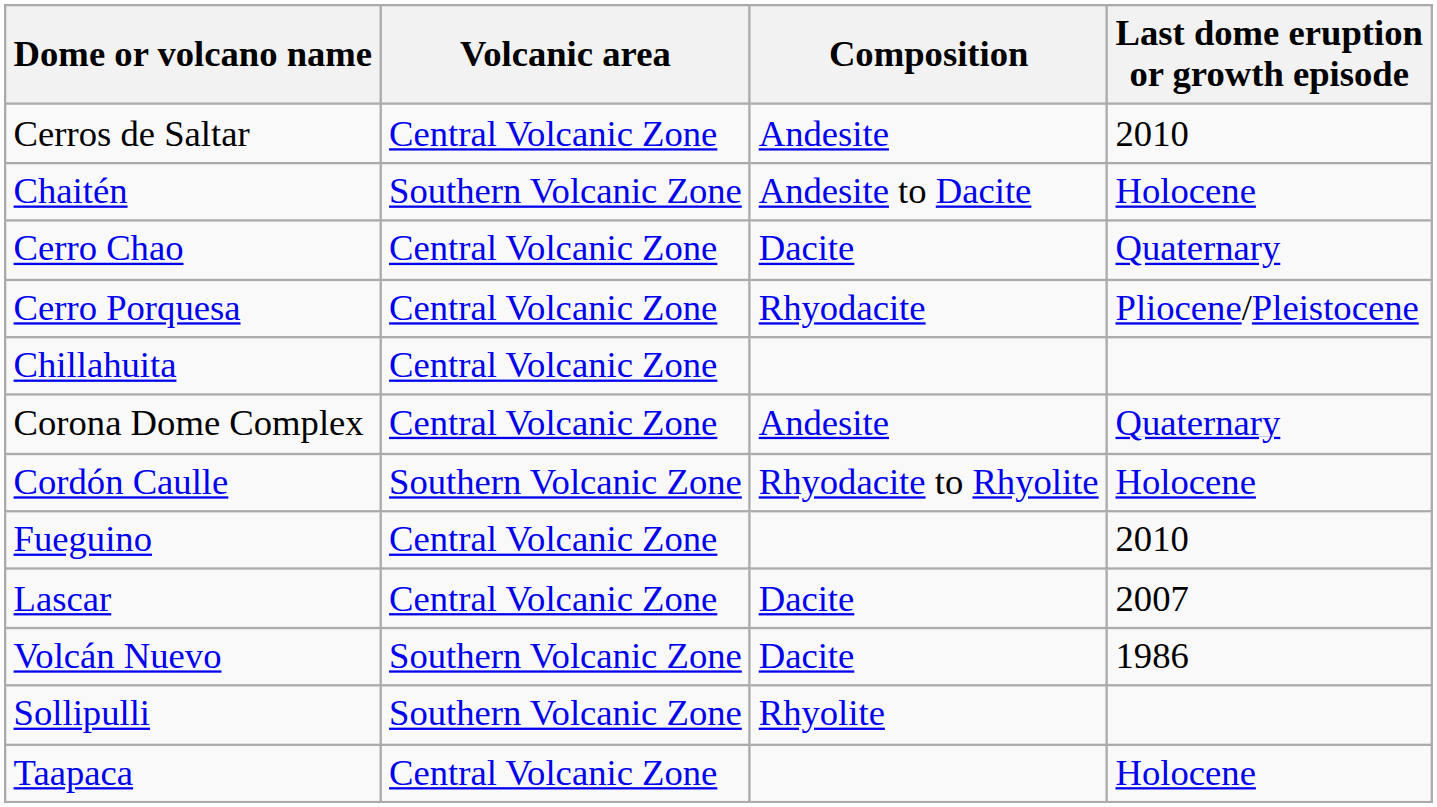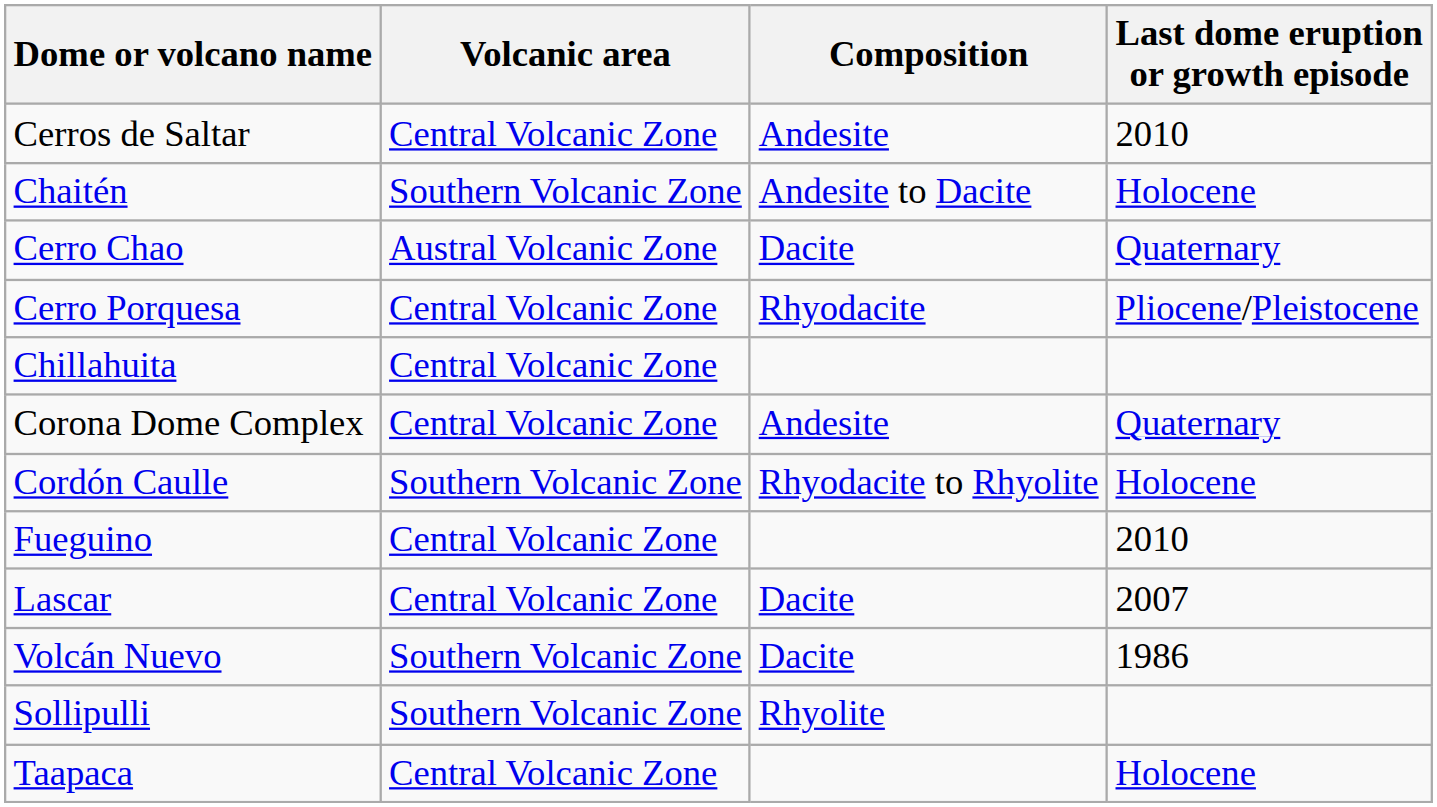(553, 249) Central Volcanic Zone -> (553, 249) Austral Volcanic Zone
